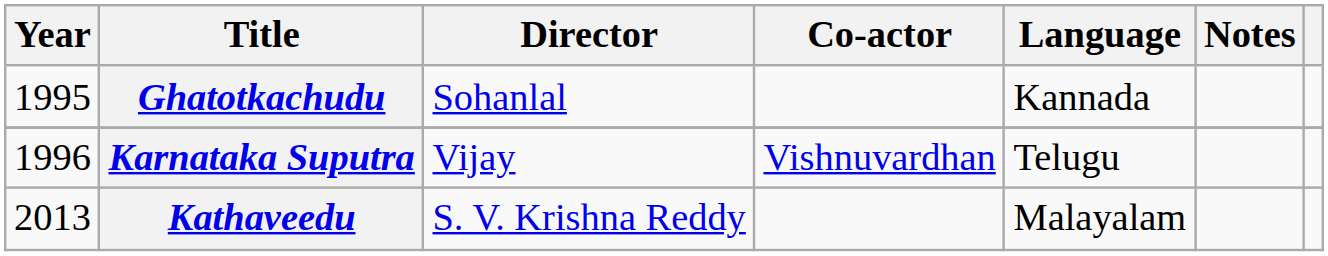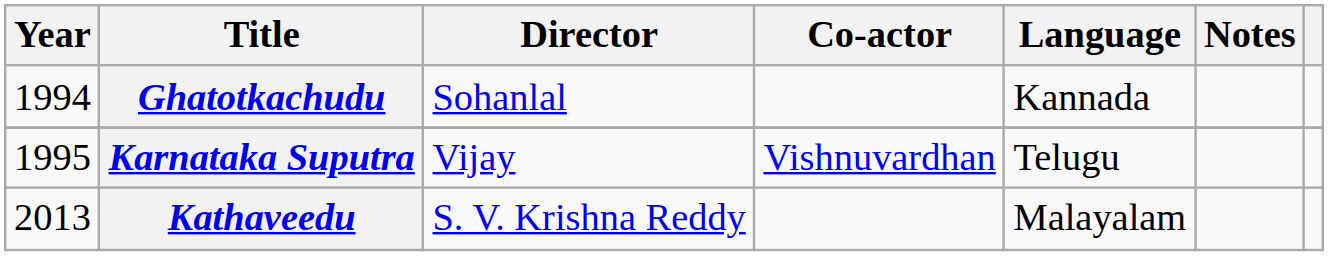(52, 95) 1995 -> (52, 95) 1994
(52, 156) 1996 -> (52, 156) 1995
